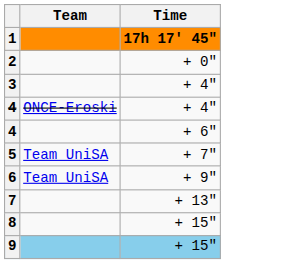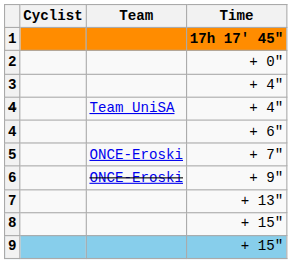+ column: (53, 16)
(70, 108) ONCE-Eroski -> (132, 108) Team UniSA
(66, 155) Team UniSA -> (136, 155) ONCE-Eroski
(66, 178) Team UniSA -> (136, 178) ONCE-Eroski
